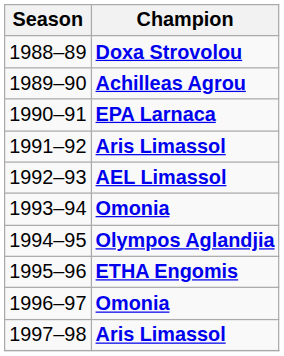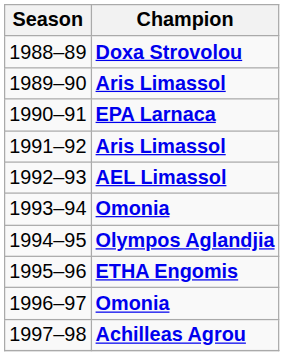(171, 83) Achilleas Agrou -> (161, 83) Aris Limassol
(161, 334) Aris Limassol -> (171, 334) Achilleas Agrou
